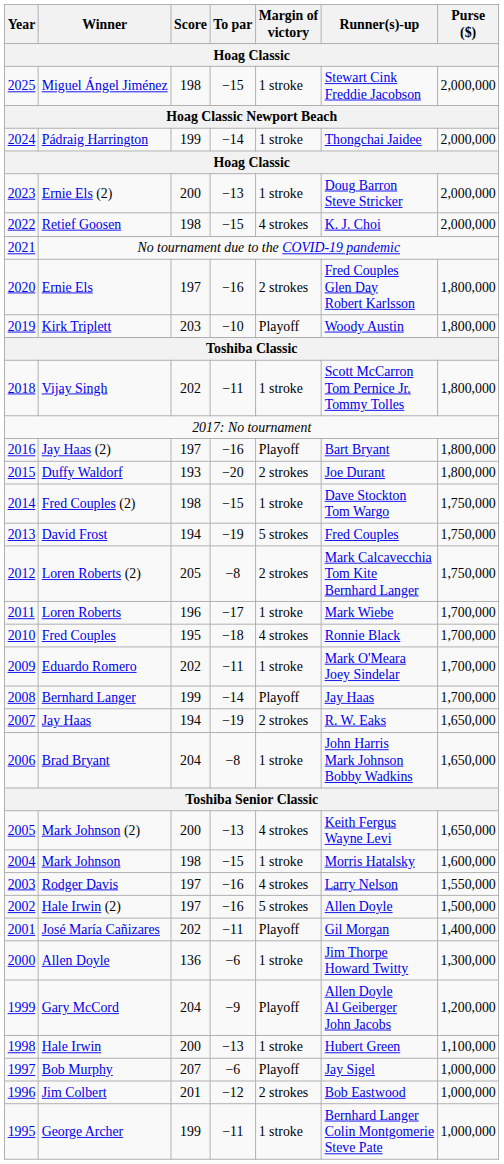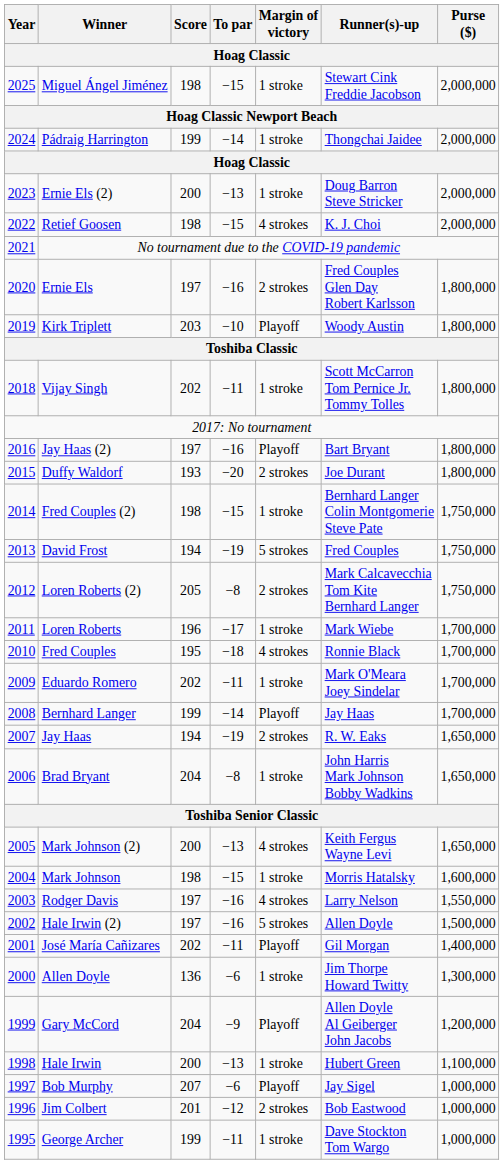(366, 503) Dave Stockton Tom Wargo -> (379, 512) Bernhard Langer Colin Montgomerie Steve Pate
(379, 1131) Bernhard Langer Colin Montgomerie Steve Pate -> (366, 1140) Dave Stockton Tom Wargo
